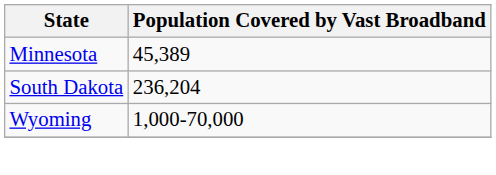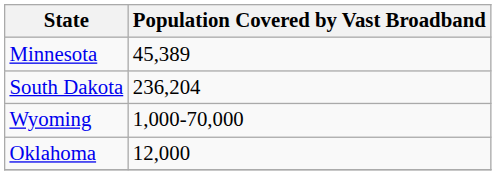+ row: (53, 152)
